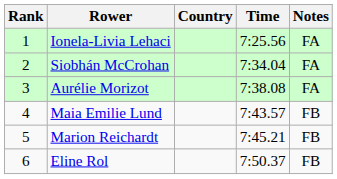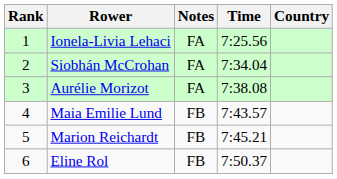columns swapped: (205, 16) <-> (311, 16)
